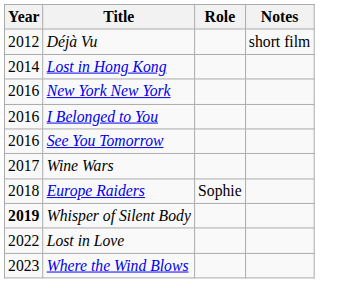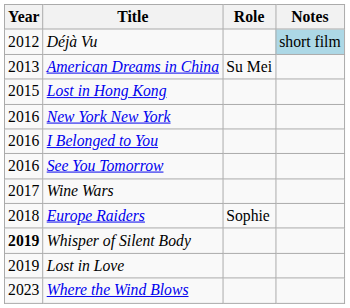(280, 41) no background -> (310, 41) lightblue background
+ row: (133, 66)
(24, 66) 2014 -> (24, 91) 2015
(24, 240) 2022 -> (24, 265) 2019
